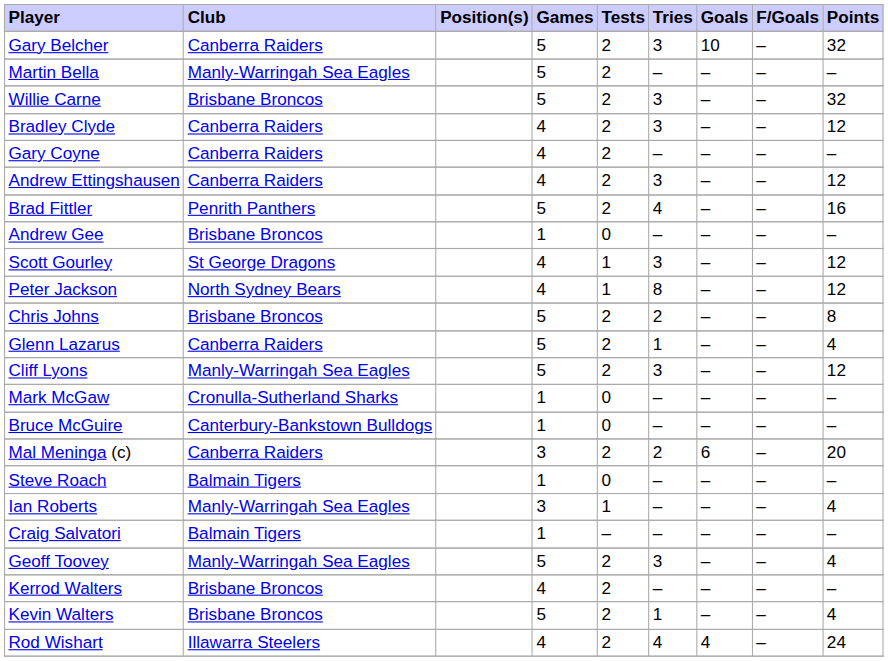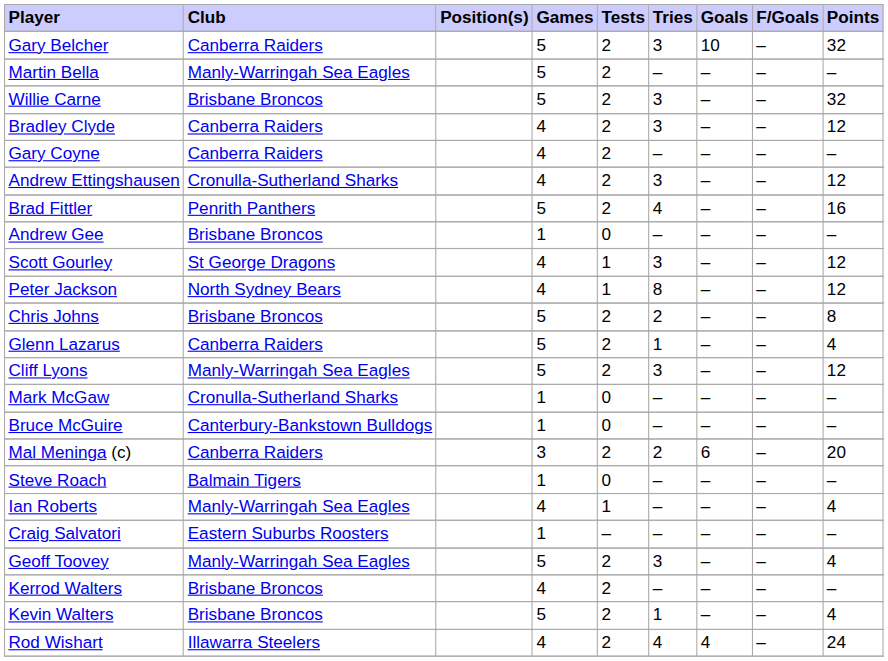(255, 180) Canberra Raiders -> (293, 180) Cronulla-Sutherland Sharks
(541, 506) 3 -> (541, 506) 4
(244, 533) Balmain Tigers -> (288, 533) Eastern Suburbs Roosters
